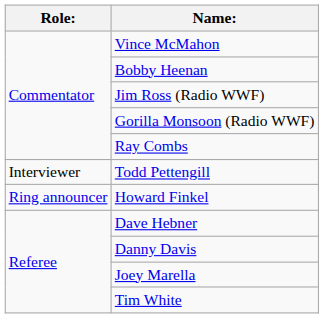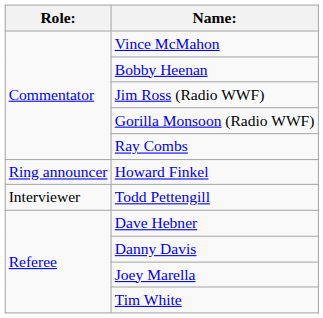rows swapped: (162, 171) <-> (162, 197)
